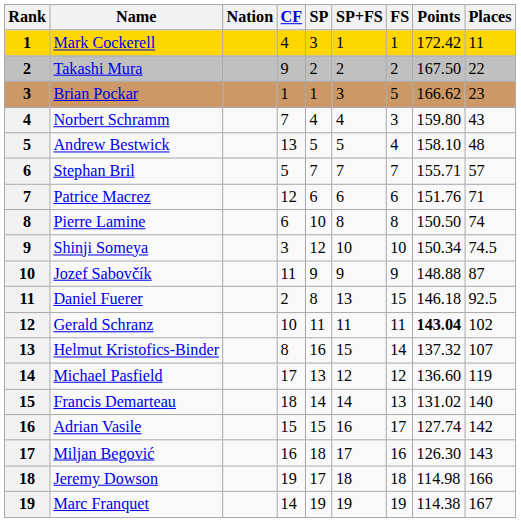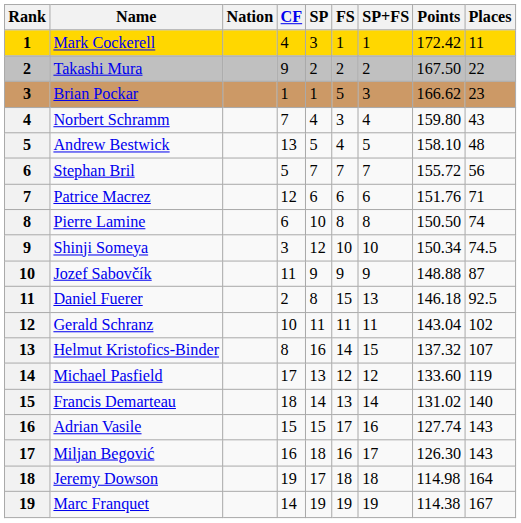columns swapped: (400, 17) <-> (359, 17)
(439, 171) 155.71 -> (439, 171) 155.72
(477, 171) 57 -> (477, 171) 56
(439, 324) bold -> (439, 324) normal
(439, 376) 136.60 -> (439, 376) 133.60
(481, 427) 142 -> (481, 427) 143
(481, 478) 166 -> (481, 478) 164
